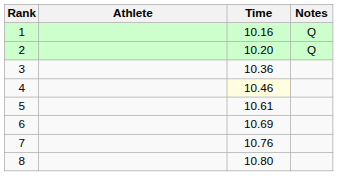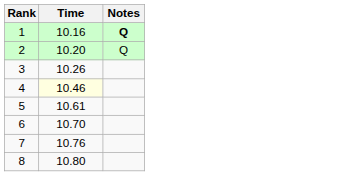- column: (133, 13)
(312, 32) normal -> (124, 32) bold
(259, 69) 10.36 -> (71, 69) 10.26
(259, 124) 10.69 -> (71, 124) 10.70
